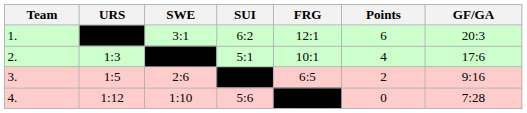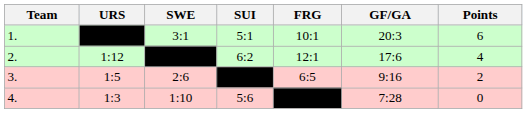columns swapped: (473, 14) <-> (383, 14)
(245, 35) 6:2 -> (245, 35) 5:1
(307, 35) 12:1 -> (307, 35) 10:1
(112, 56) 1:3 -> (112, 56) 1:12
(245, 56) 5:1 -> (245, 56) 6:2
(307, 56) 10:1 -> (307, 56) 12:1
(112, 98) 1:12 -> (112, 98) 1:3
